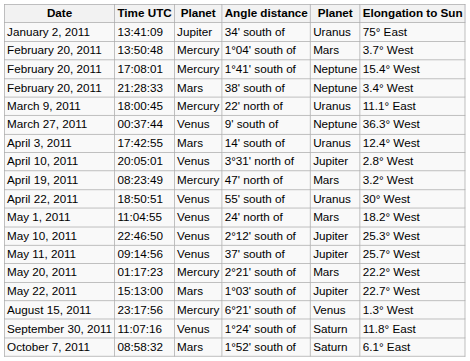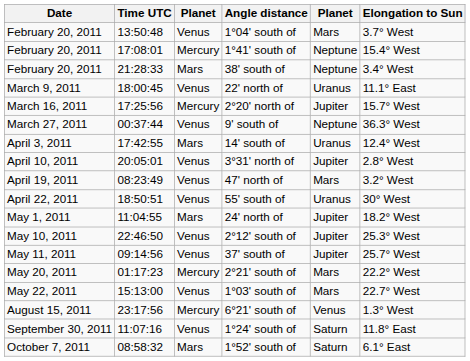- row: (255, 32)
(198, 50) Mercury -> (193, 32) Venus
(198, 106) Mercury -> (193, 87) Venus
+ row: (259, 106)
(198, 180) Mercury -> (193, 180) Venus
(193, 217) Venus -> (190, 217) Mars
(326, 217) Mars -> (331, 217) Jupiter
(190, 291) Mars -> (193, 291) Venus
(331, 291) Jupiter -> (326, 291) Mars
